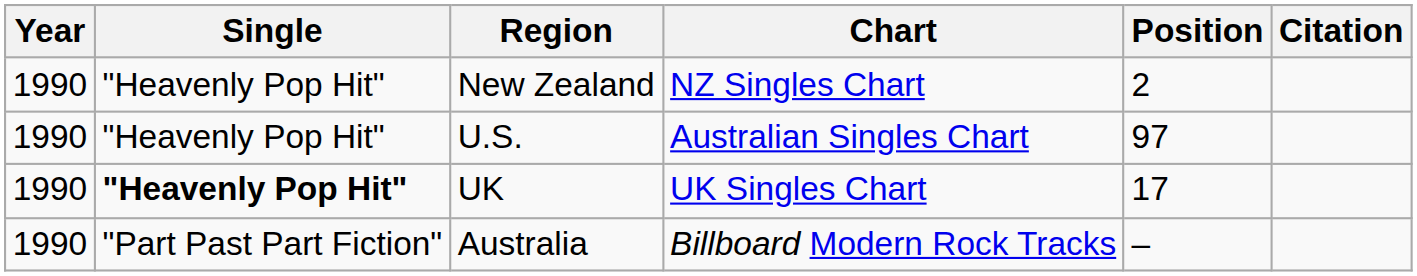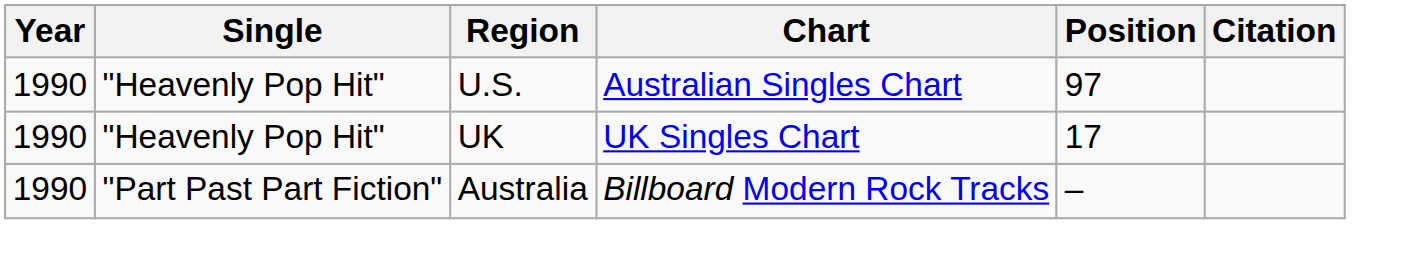- row: (556, 84)
(255, 190) bold -> (244, 137) normal
